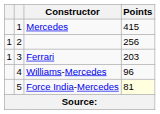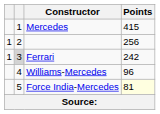(19, 56) no background -> (19, 56) lightgrey background
(131, 56) 203 -> (131, 56) 242
